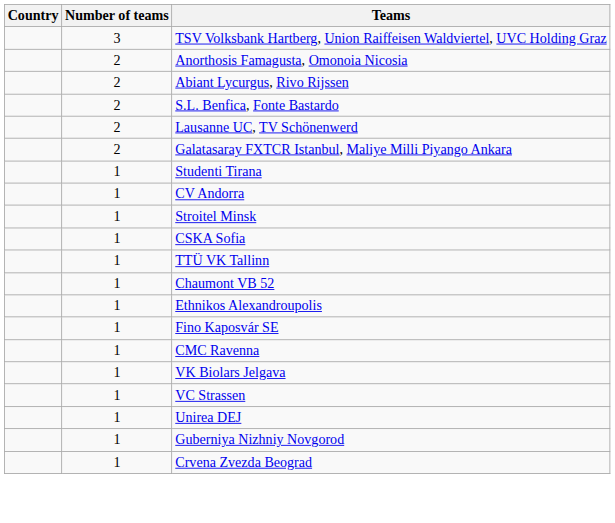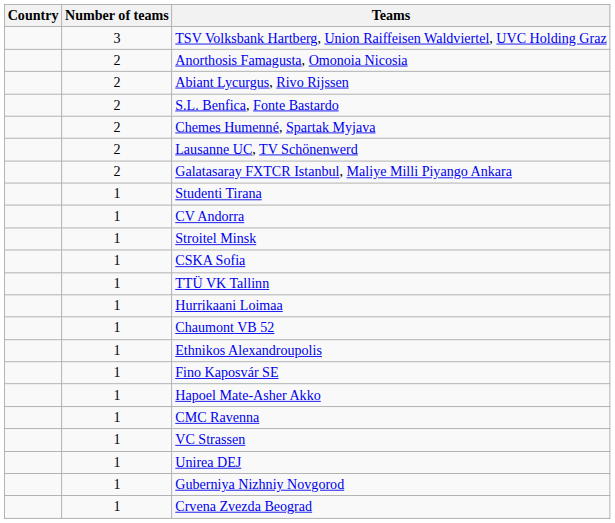+ row: (275, 127)
+ row: (229, 305)
+ row: (248, 395)
- row: (230, 372)
